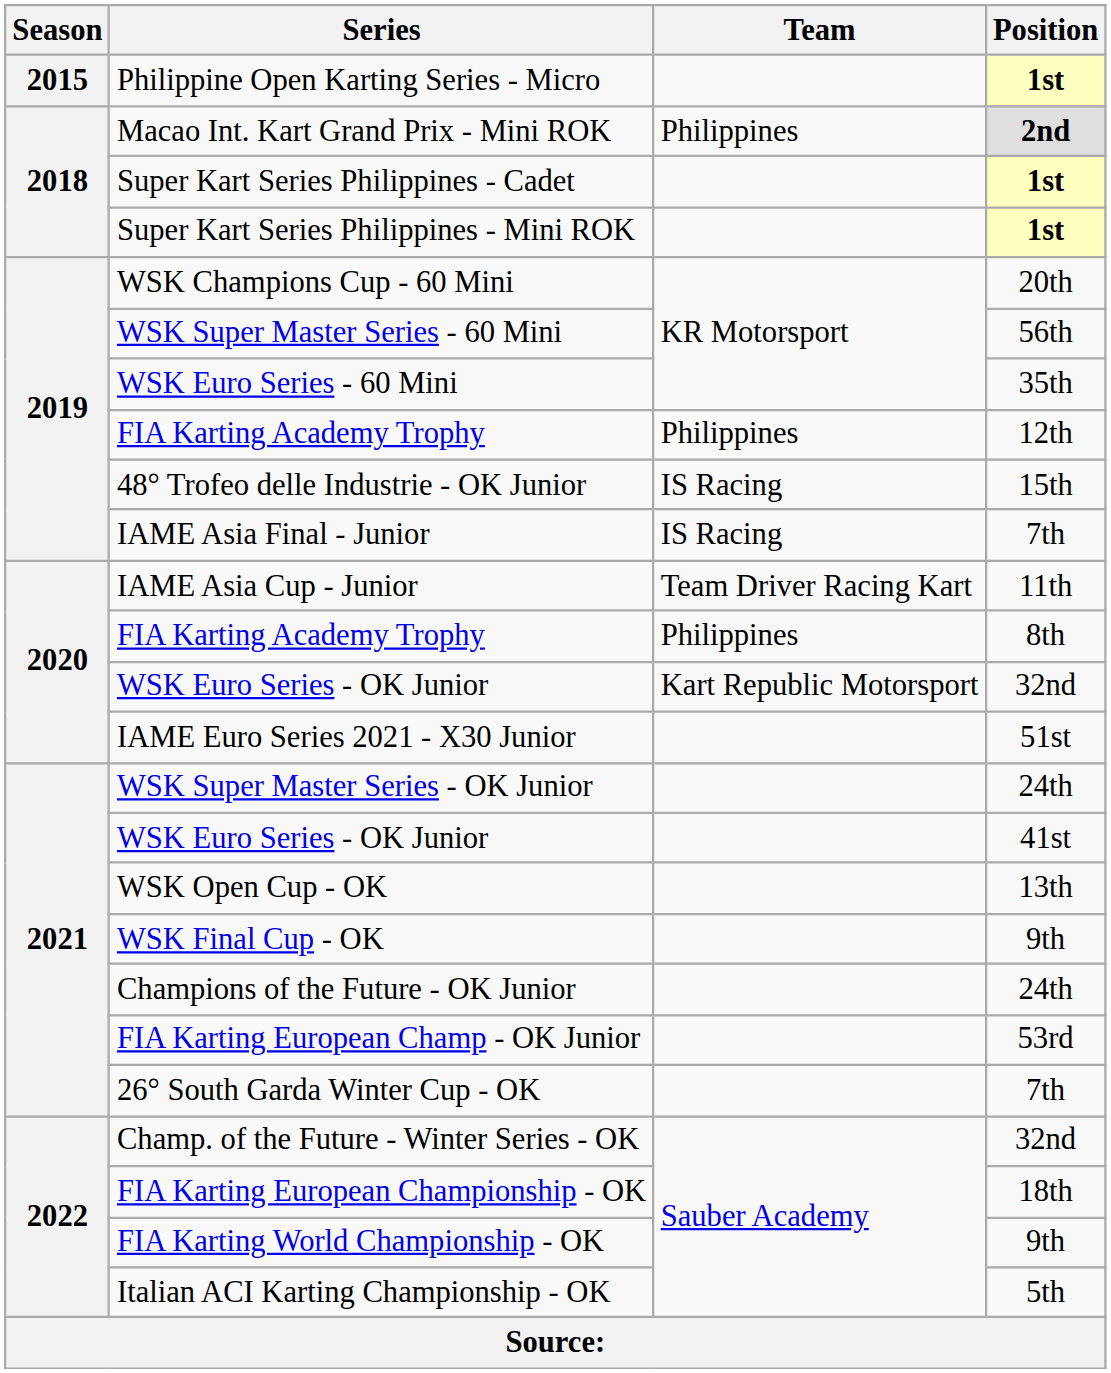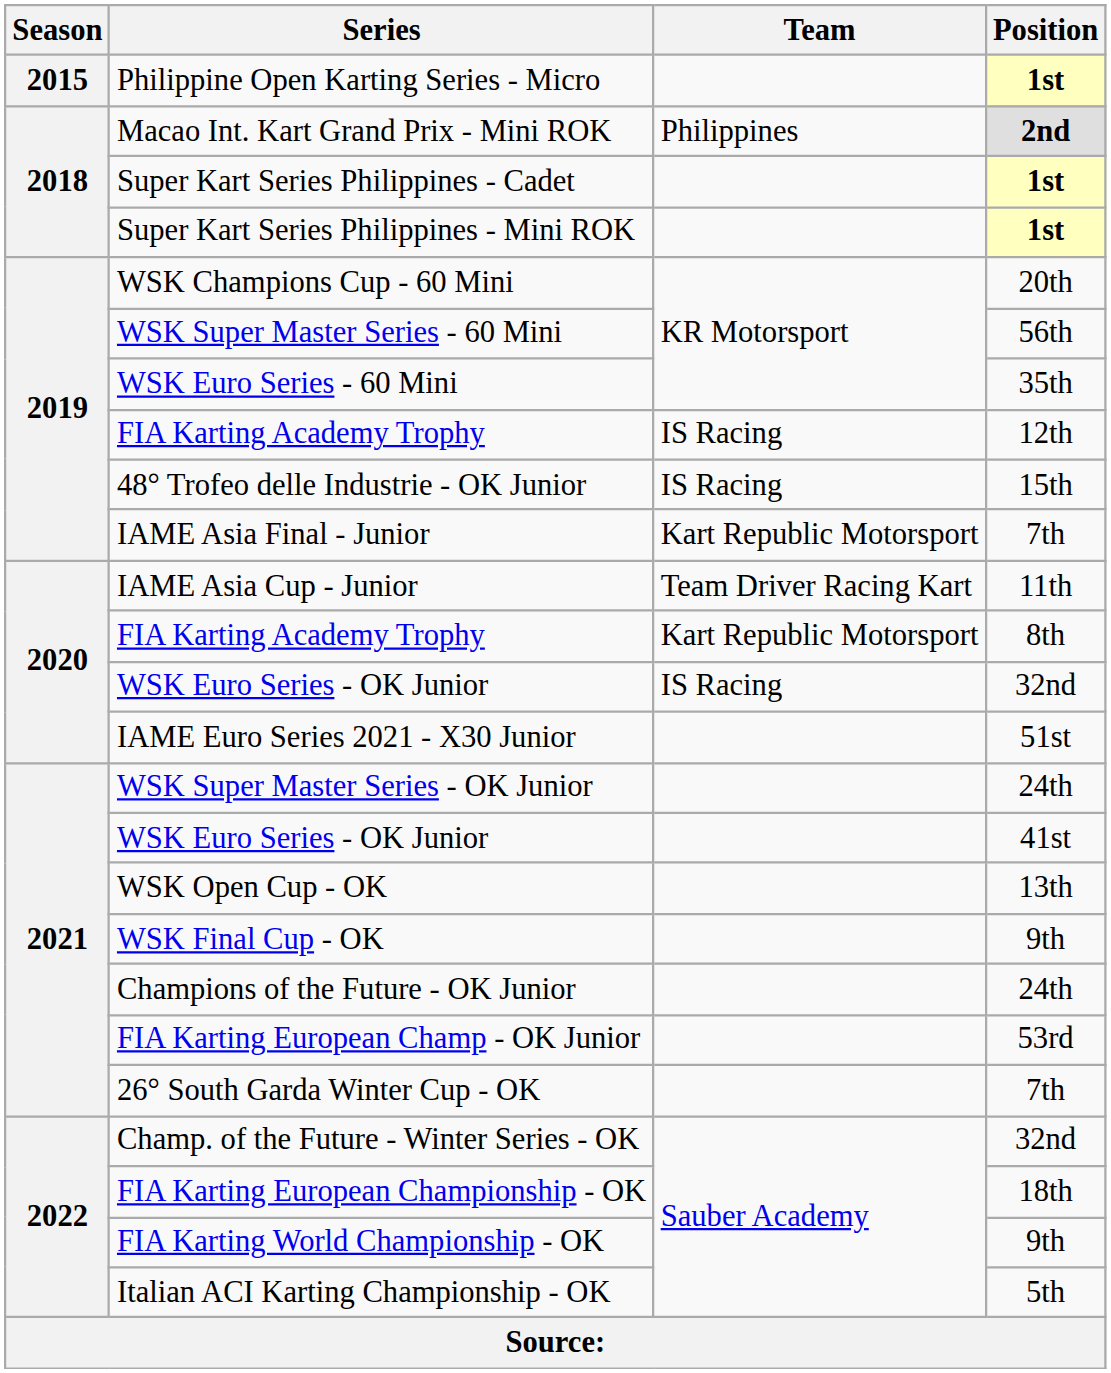(730, 433) Philippines -> (721, 433) IS Racing
(721, 534) IS Racing -> (820, 534) Kart Republic Motorsport
(730, 635) Philippines -> (820, 635) Kart Republic Motorsport
(820, 685) Kart Republic Motorsport -> (721, 685) IS Racing
